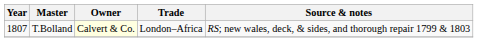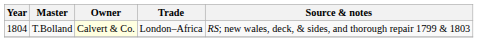(17, 28) 1807 -> (17, 28) 1804
